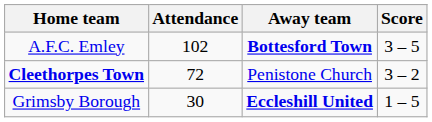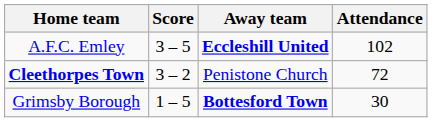columns swapped: (402, 18) <-> (195, 18)
(310, 46) Bottesford Town -> (265, 46) Eccleshill United
(310, 102) Eccleshill United -> (265, 102) Bottesford Town
